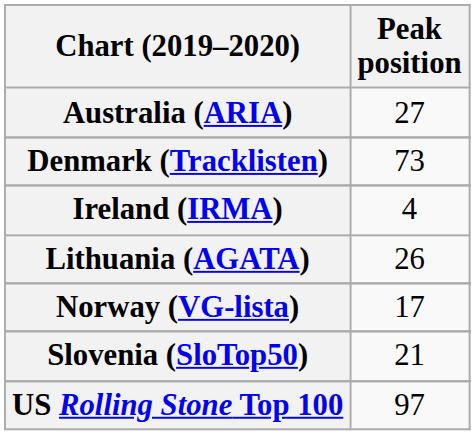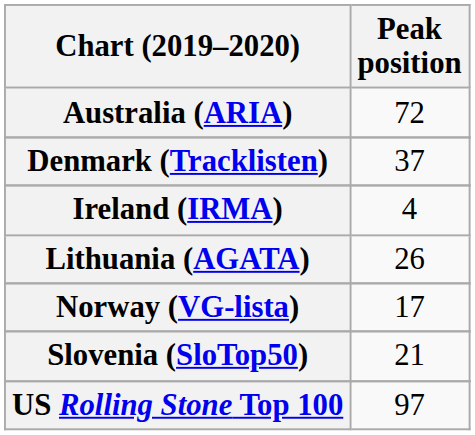(410, 112) 27 -> (410, 112) 72
(410, 160) 73 -> (410, 160) 37
